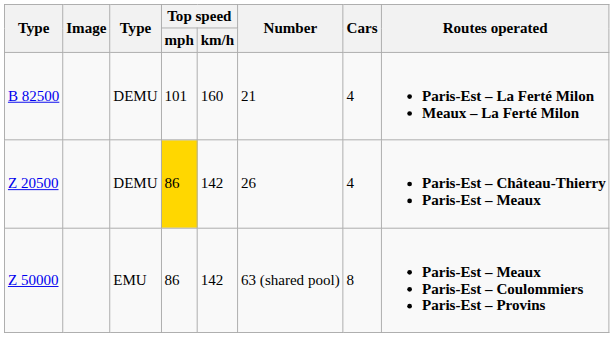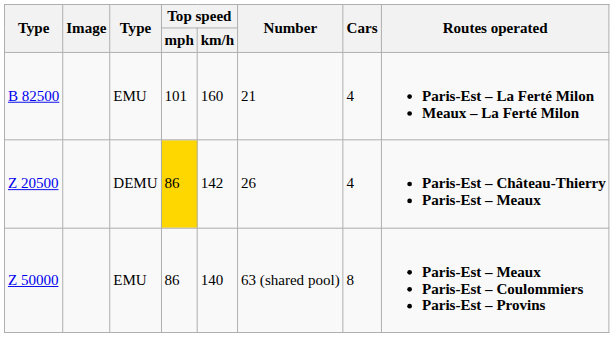(135, 96) DEMU -> (130, 96) EMU
(212, 280) 142 -> (212, 280) 140
